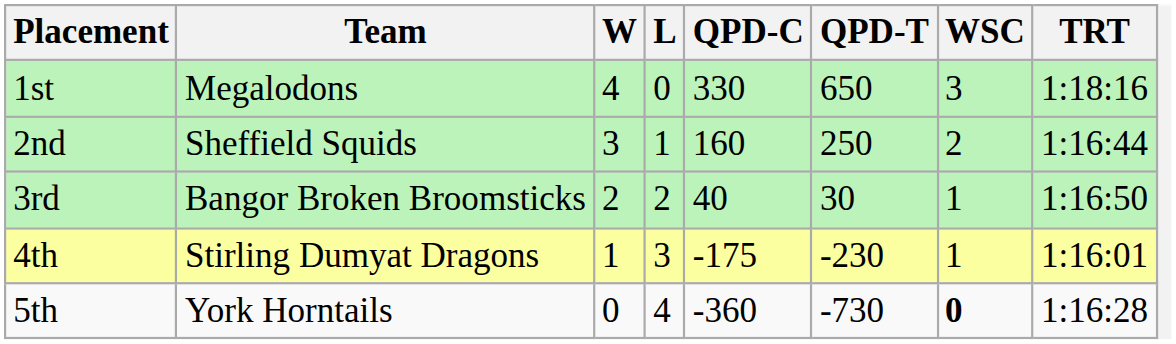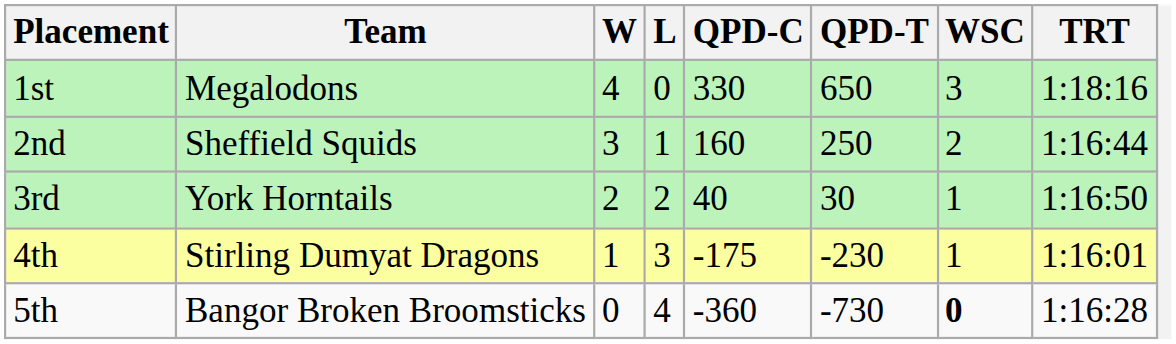(385, 198) Bangor Broken Broomsticks -> (289, 198) York Horntails
(289, 310) York Horntails -> (385, 310) Bangor Broken Broomsticks
